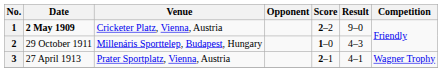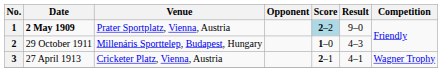(159, 28) Cricketer Platz, Vienna, Austria -> (163, 28) Prater Sportplatz, Vienna, Austria
(326, 28) no background -> (326, 28) lightblue background
(163, 59) Prater Sportplatz, Vienna, Austria -> (159, 59) Cricketer Platz, Vienna, Austria
